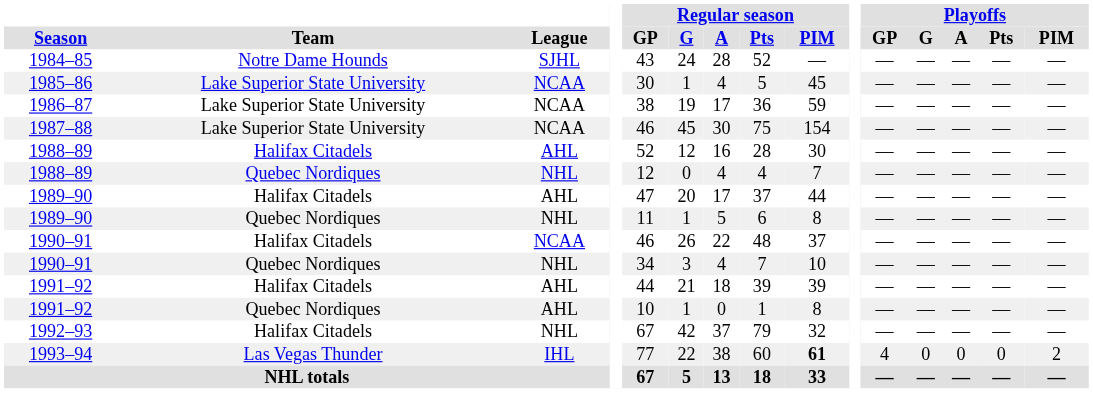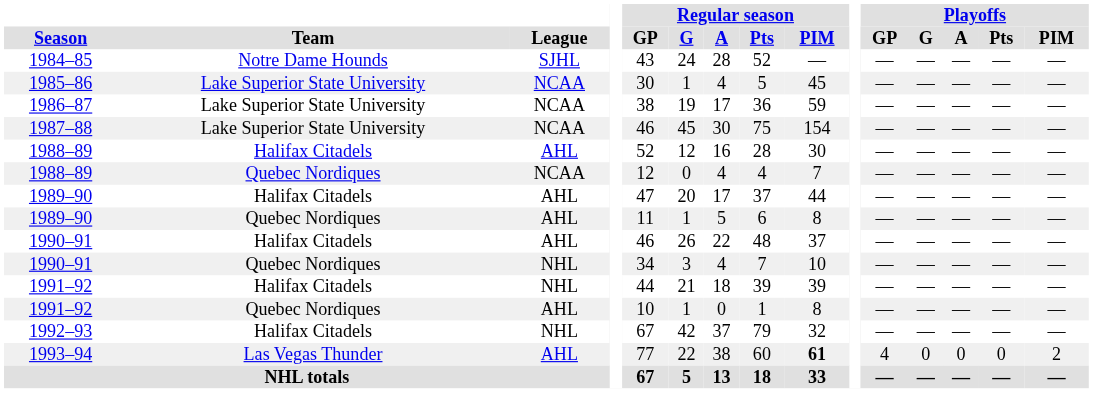(559, 173) NHL -> (559, 173) NCAA
(559, 218) NHL -> (559, 218) AHL
(559, 241) NCAA -> (559, 241) AHL
(559, 286) AHL -> (559, 286) NHL
(559, 354) IHL -> (559, 354) AHL
